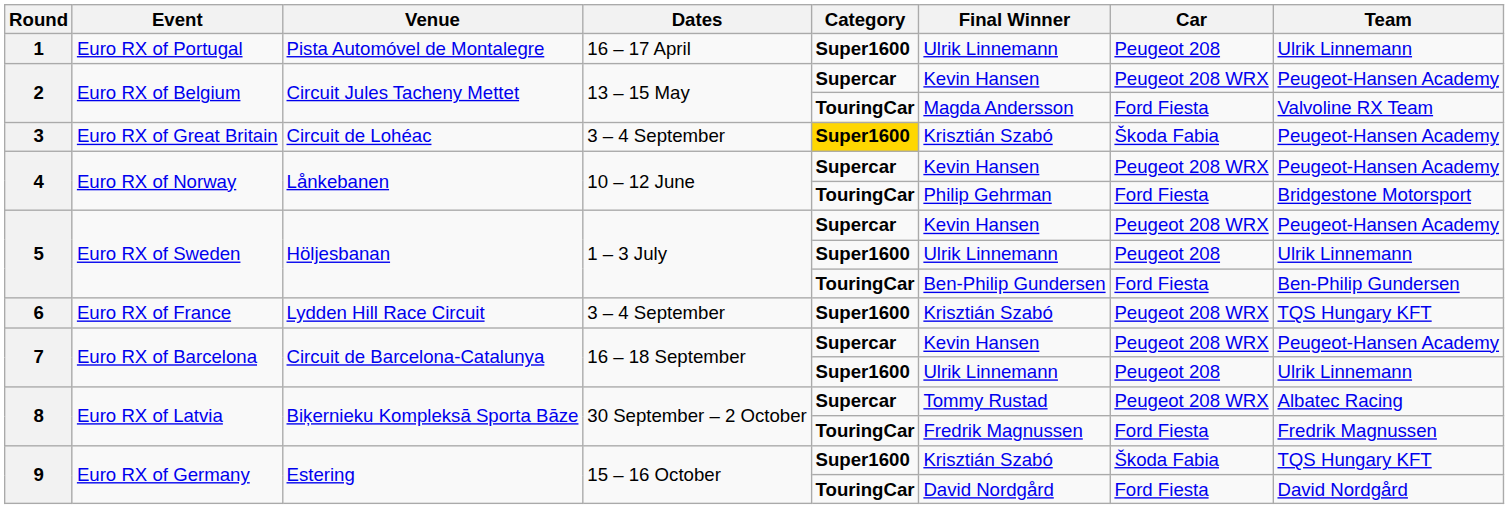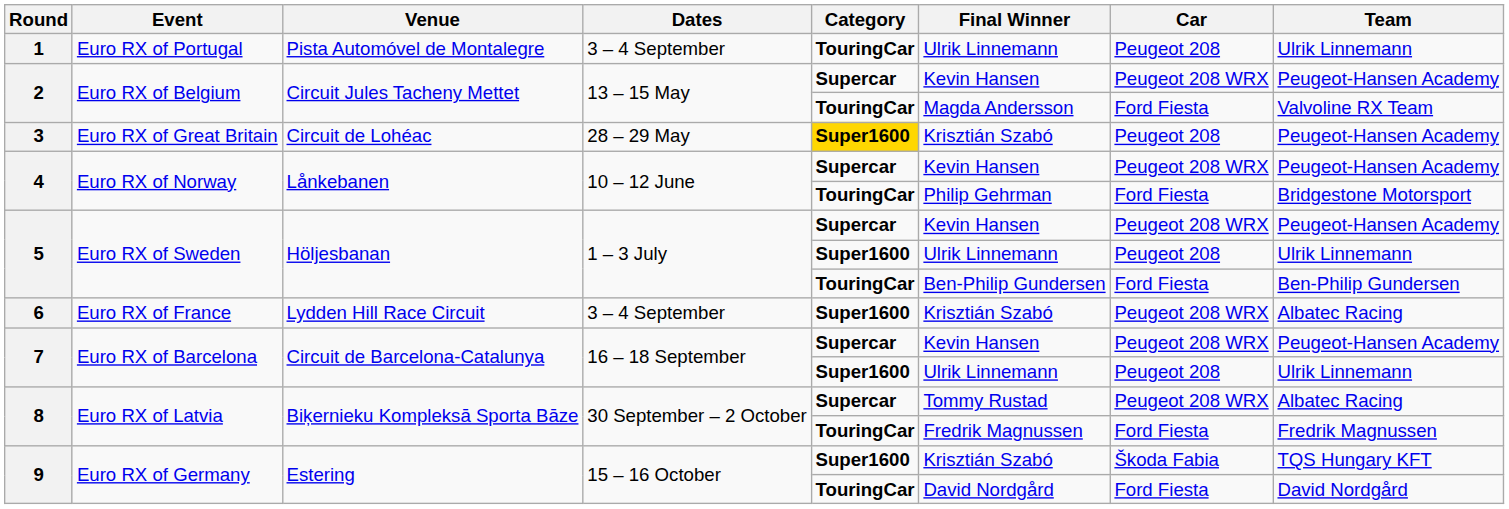(639, 48) 16 – 17 April -> (656, 48) 3 – 4 September
(863, 48) Super1600 -> (865, 48) TouringCar
(656, 136) 3 – 4 September -> (639, 136) 28 – 29 May
(1167, 136) Škoda Fabia -> (1167, 136) Peugeot 208
(1355, 313) TQS Hungary KFT -> (1340, 313) Albatec Racing
